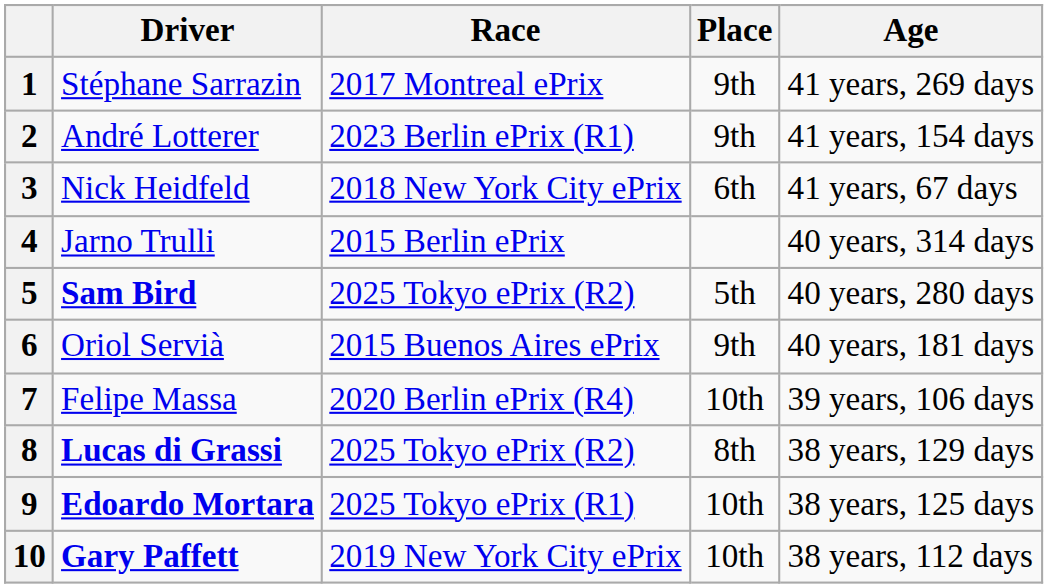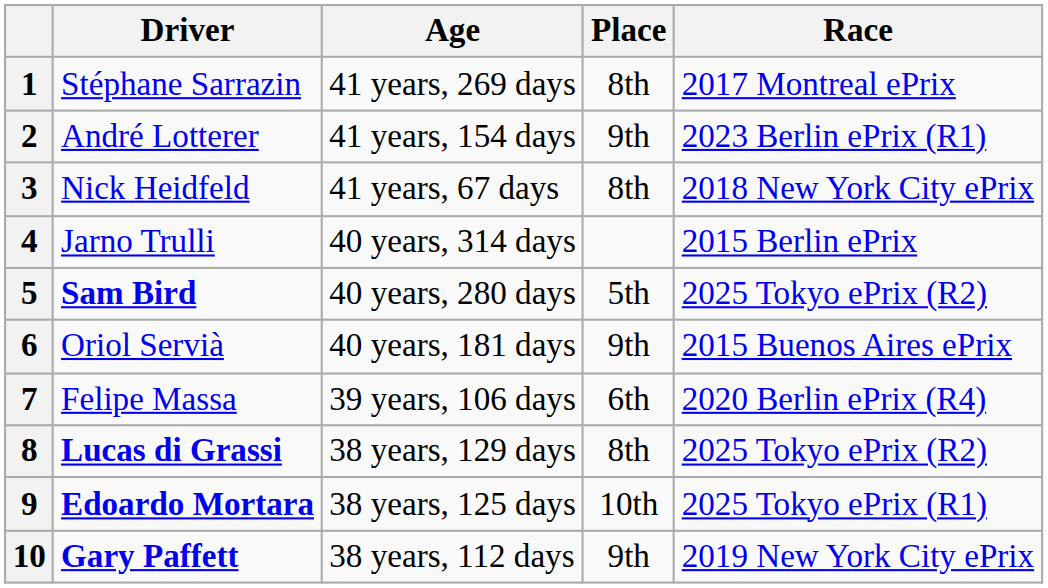columns swapped: (911, 30) <-> (505, 30)
(735, 83) 9th -> (629, 83) 8th
(735, 188) 6th -> (629, 188) 8th
(735, 398) 10th -> (629, 398) 6th
(735, 556) 10th -> (629, 556) 9th
